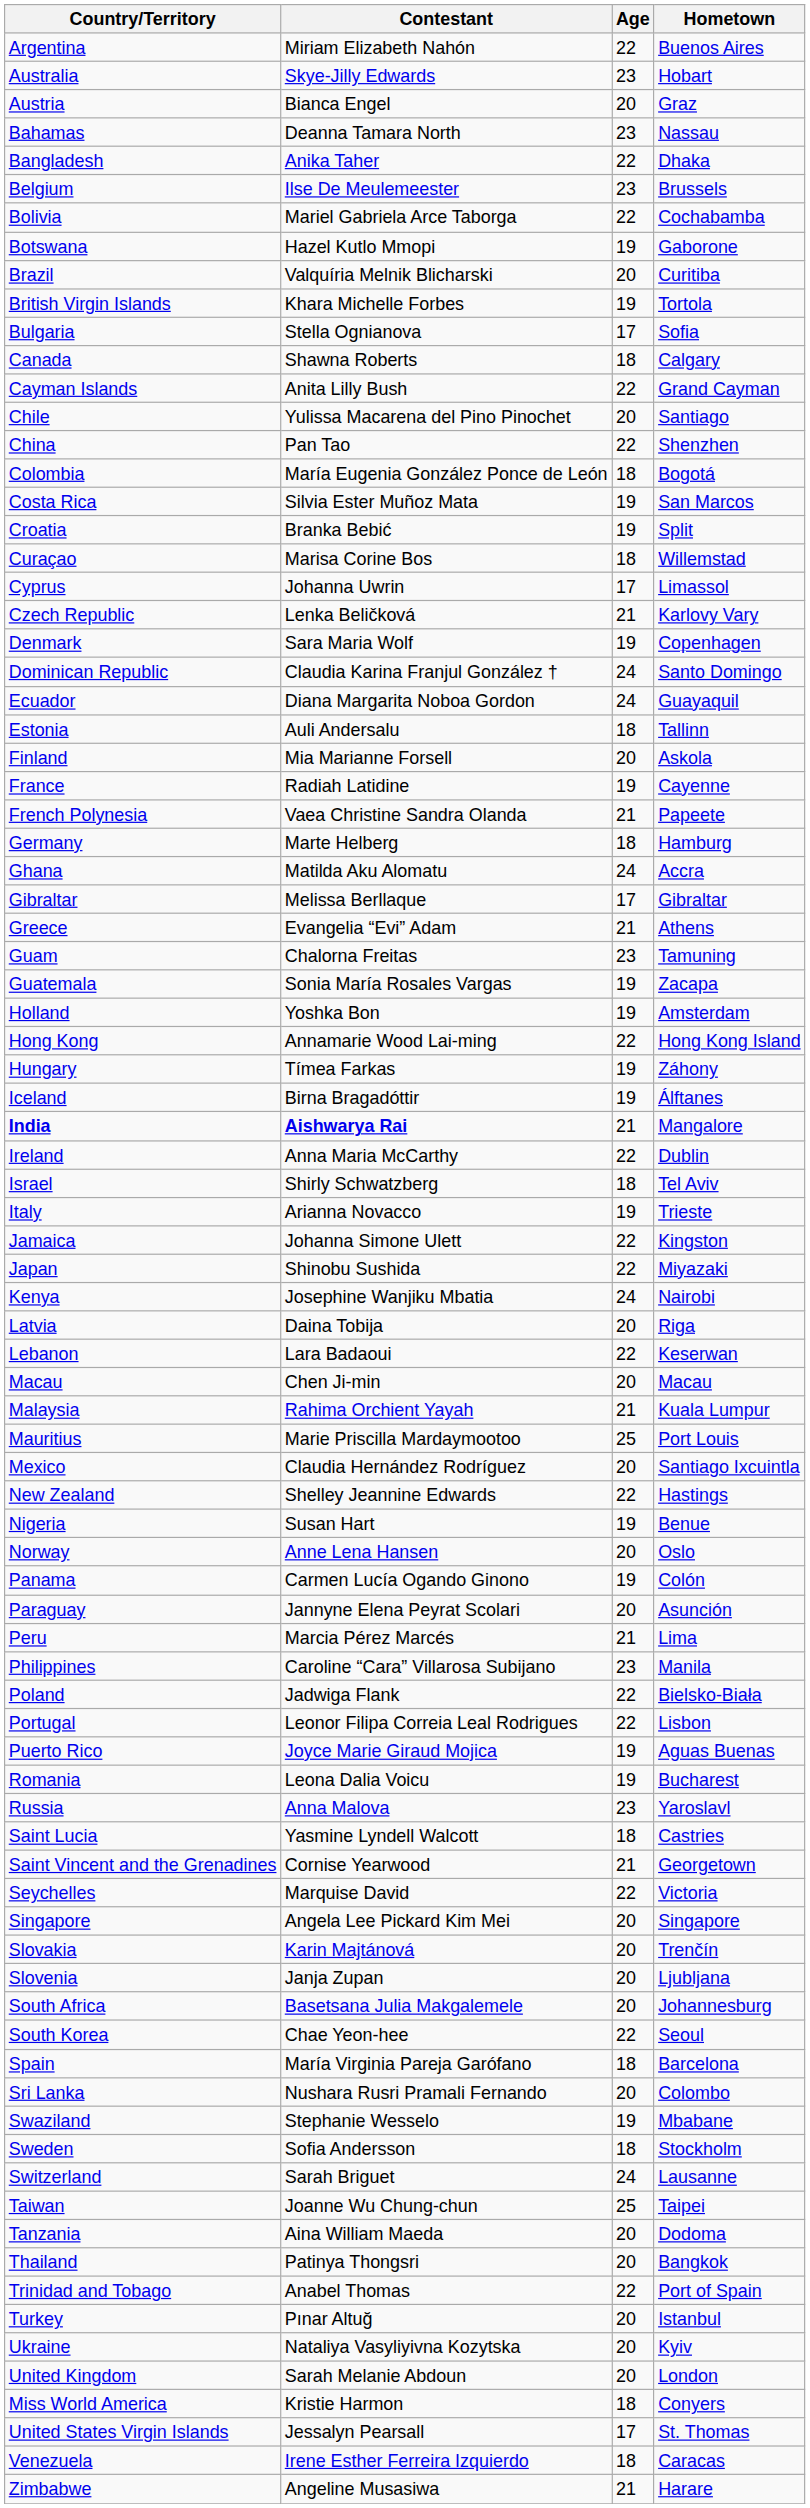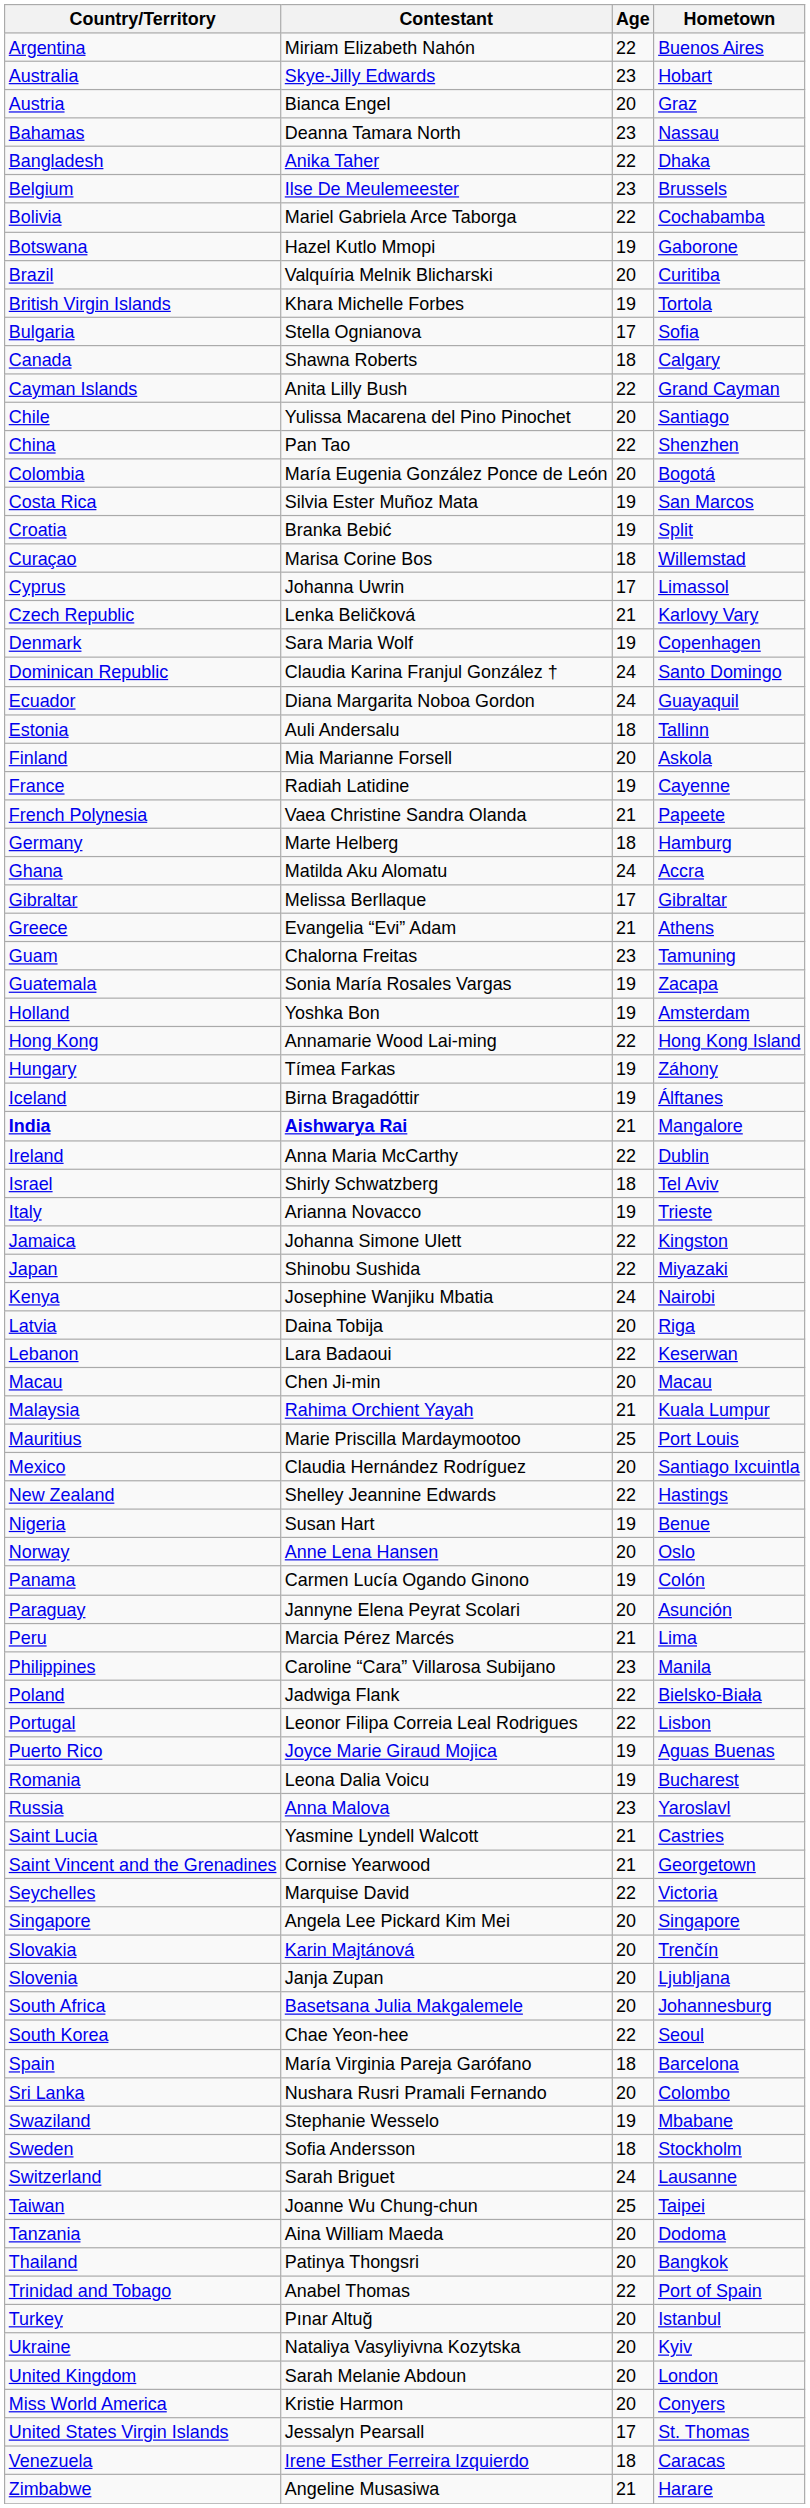(626, 473) 18 -> (626, 473) 20
(626, 1836) 18 -> (626, 1836) 21
(626, 2404) 18 -> (626, 2404) 20
